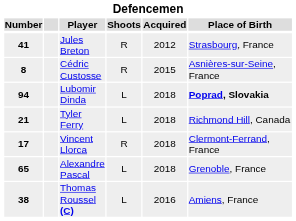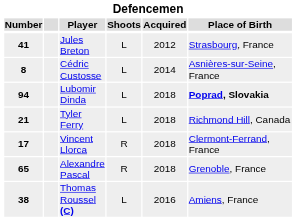(124, 45) R -> (124, 45) L
(124, 70) R -> (124, 70) L
(165, 70) 2015 -> (165, 70) 2014
(124, 169) L -> (124, 169) R
